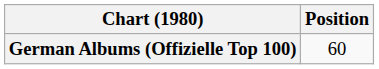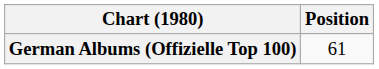(337, 48) 60 -> (337, 48) 61
